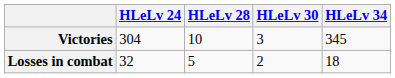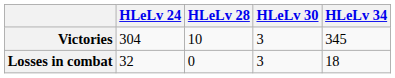(191, 61) 5 -> (191, 61) 0
(260, 61) 2 -> (260, 61) 3
